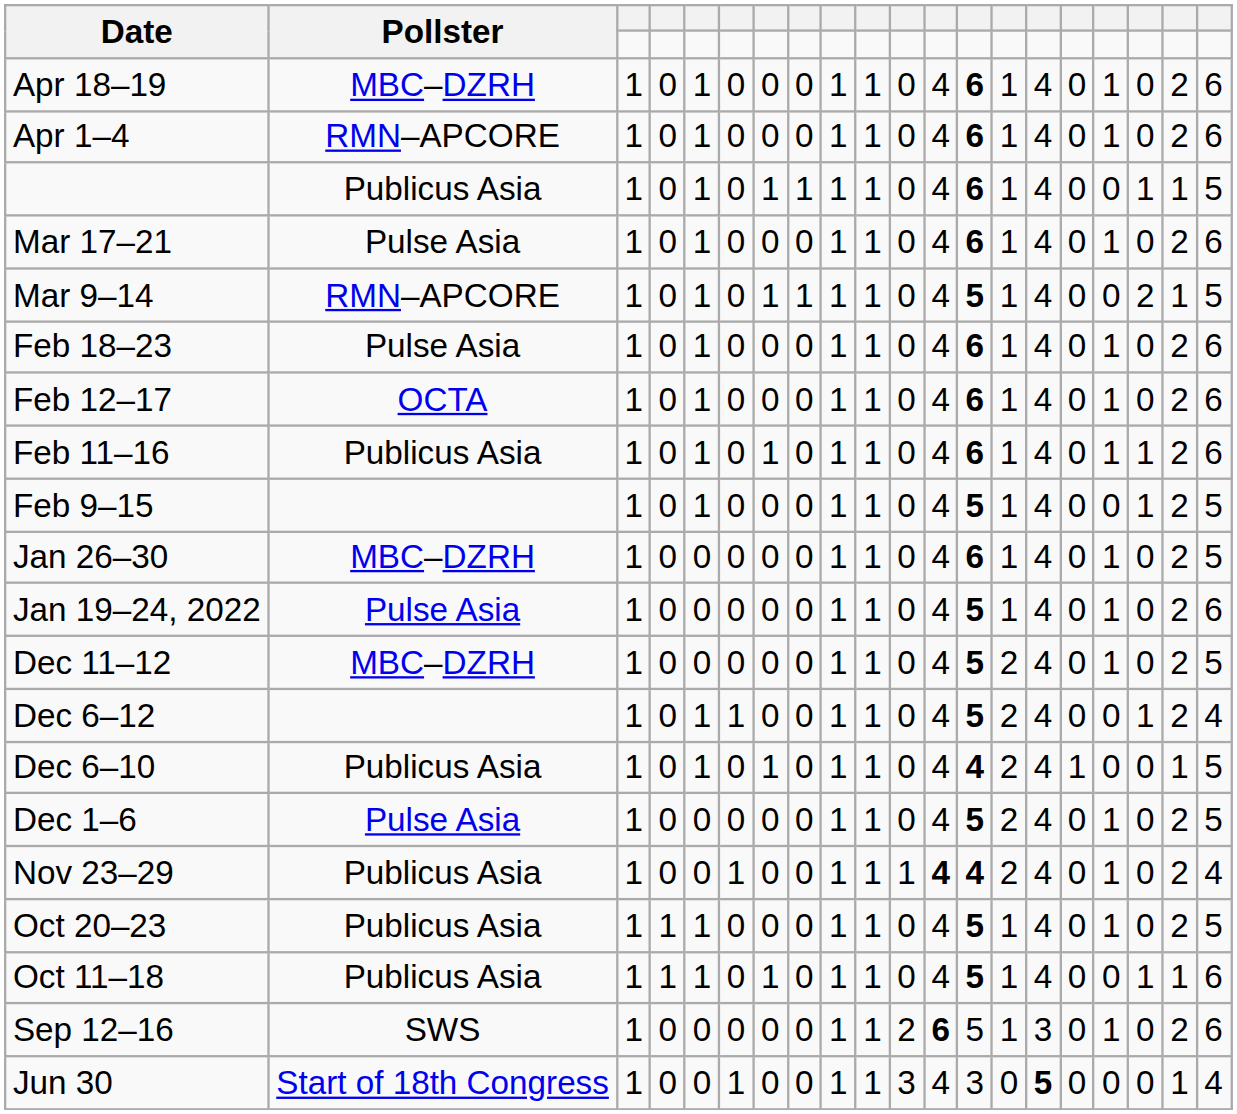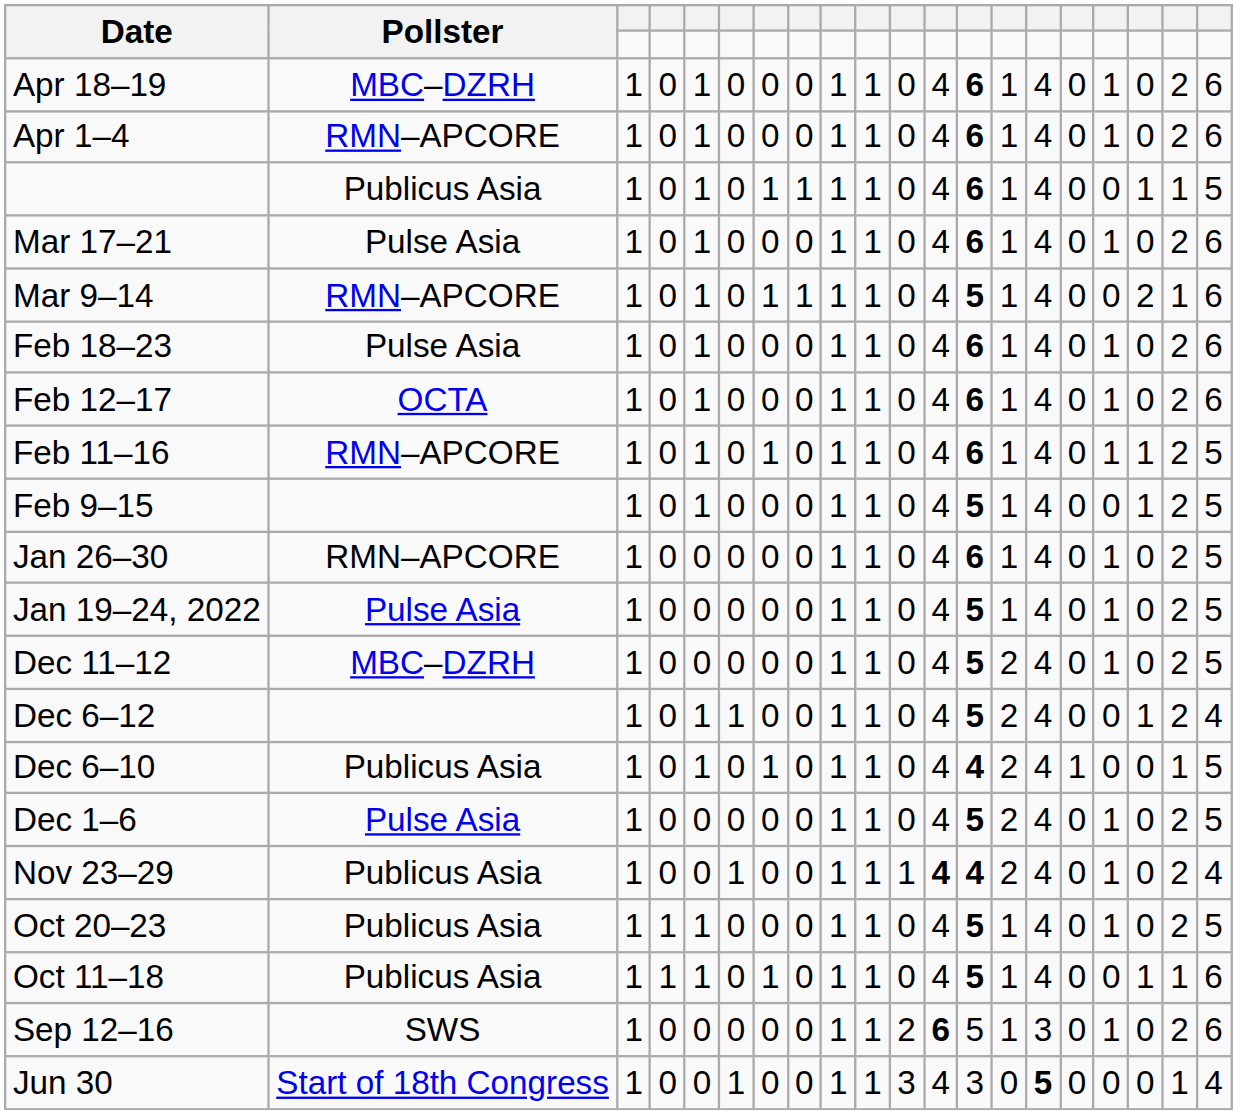(1214, 295) 5 -> (1214, 295) 6
(443, 452) Publicus Asia -> (443, 452) RMN–APCORE
(1214, 452) 6 -> (1214, 452) 5
(443, 557) MBC–DZRH -> (443, 557) RMN–APCORE
(1214, 610) 6 -> (1214, 610) 5
